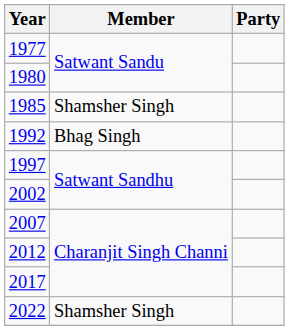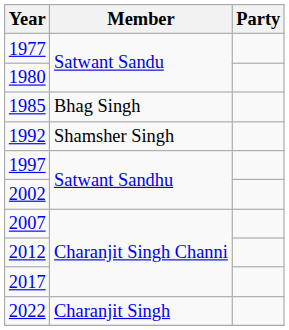(114, 106) Shamsher Singh -> (97, 106) Bhag Singh
(97, 135) Bhag Singh -> (114, 135) Shamsher Singh
(114, 310) Shamsher Singh -> (112, 310) Charanjit Singh
